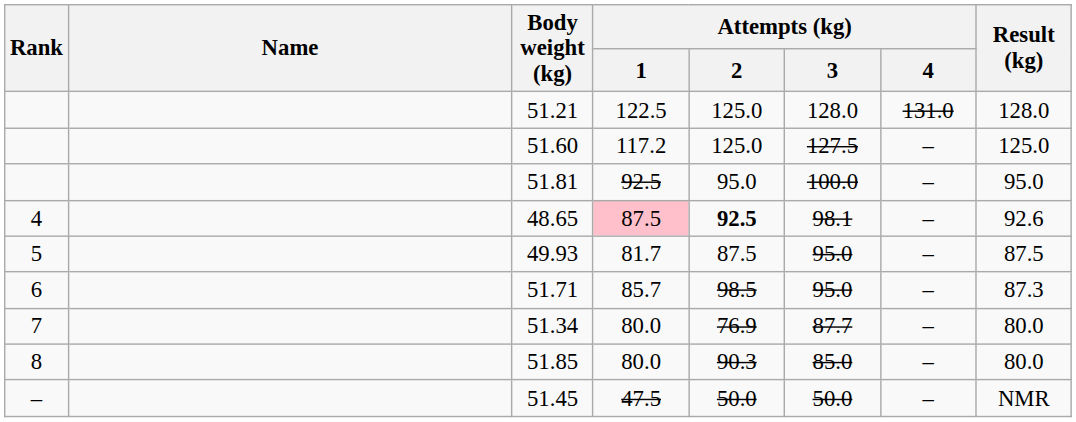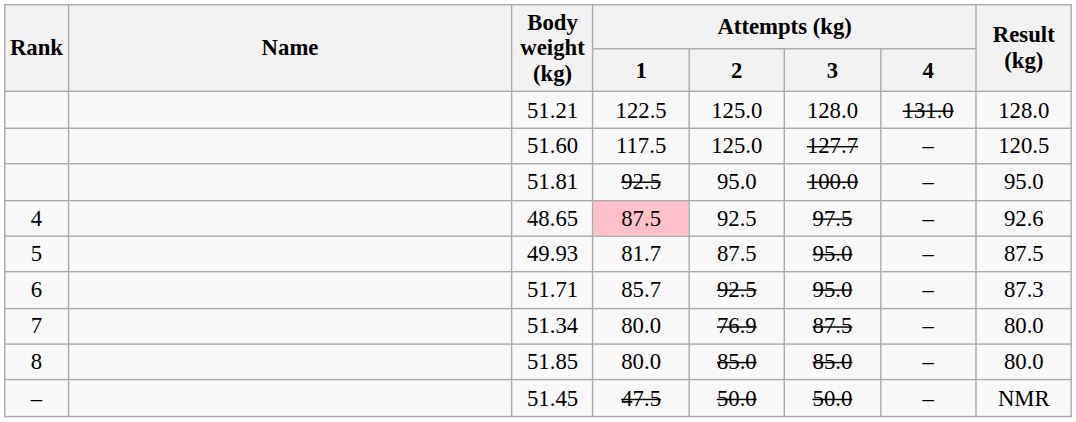(641, 145) 117.2 -> (641, 145) 117.5
(832, 145) 127.5 -> (832, 145) 127.7
(1024, 145) 125.0 -> (1024, 145) 120.5
(737, 217) bold -> (737, 217) normal
(832, 217) 98.1 -> (832, 217) 97.5
(737, 289) 98.5 -> (737, 289) 92.5
(832, 325) 87.7 -> (832, 325) 87.5
(737, 361) 90.3 -> (737, 361) 85.0
